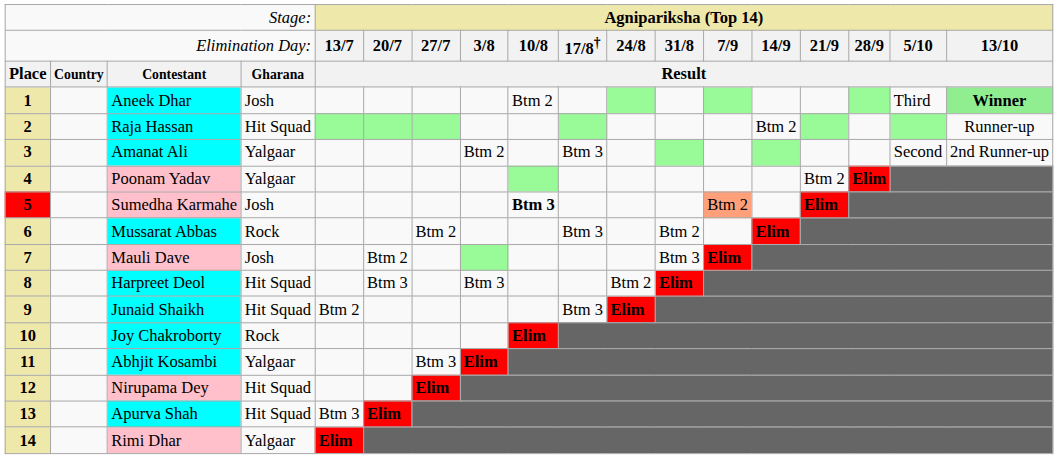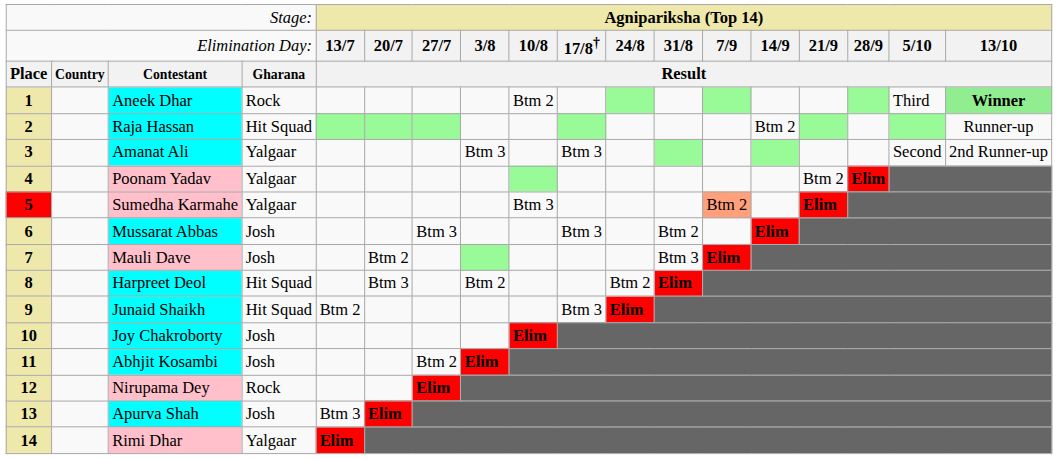(259, 100) Josh -> (263, 100) Rock
(484, 152) Btm 2 -> (485, 152) Btm 3
(259, 204) Josh -> (271, 204) Yalgaar
(533, 204) bold -> (533, 204) normal
(262, 231) Rock -> (260, 231) Josh
(436, 231) Btm 2 -> (437, 231) Btm 3
(484, 283) Btm 3 -> (485, 283) Btm 2
(262, 335) Rock -> (260, 335) Josh
(270, 361) Yalgaar -> (260, 361) Josh
(436, 361) Btm 3 -> (437, 361) Btm 2
(278, 387) Hit Squad -> (263, 387) Rock
(278, 414) Hit Squad -> (260, 414) Josh
